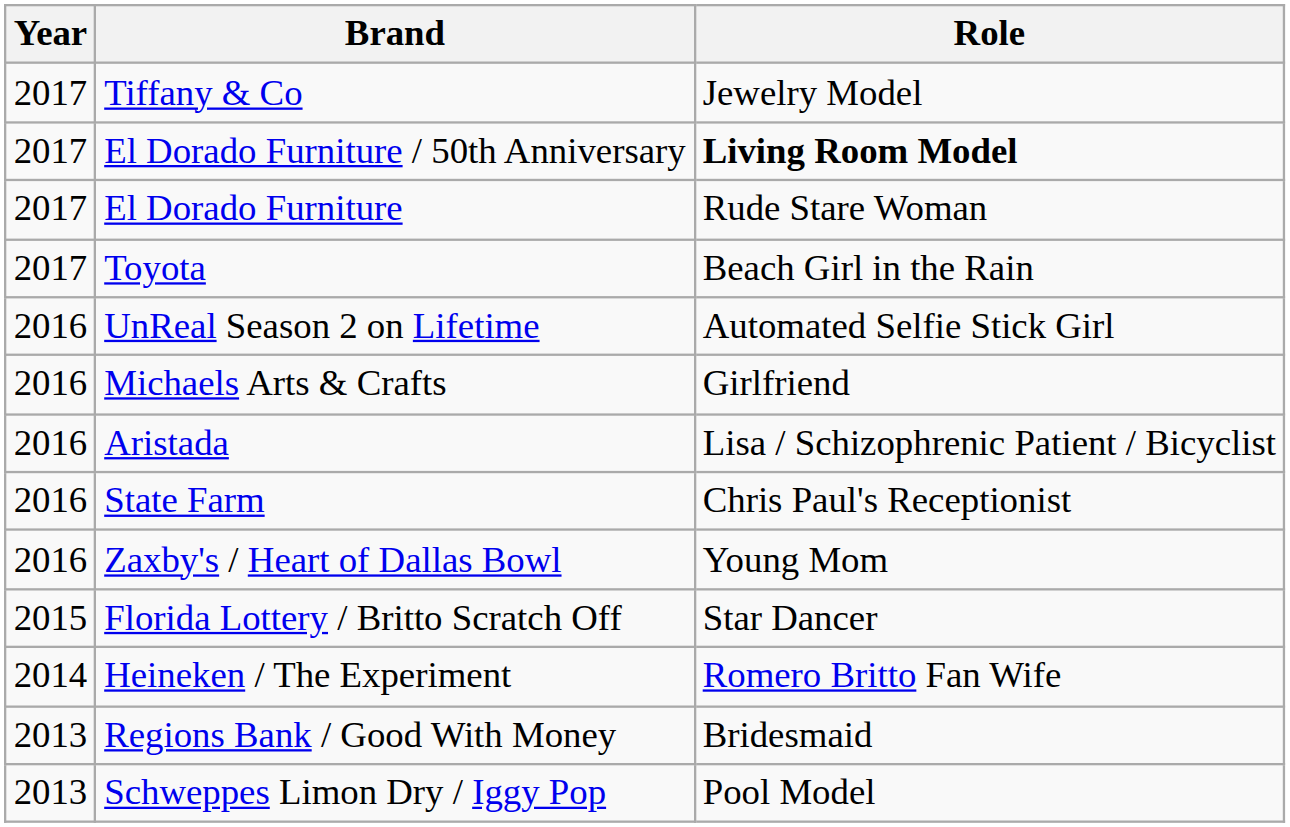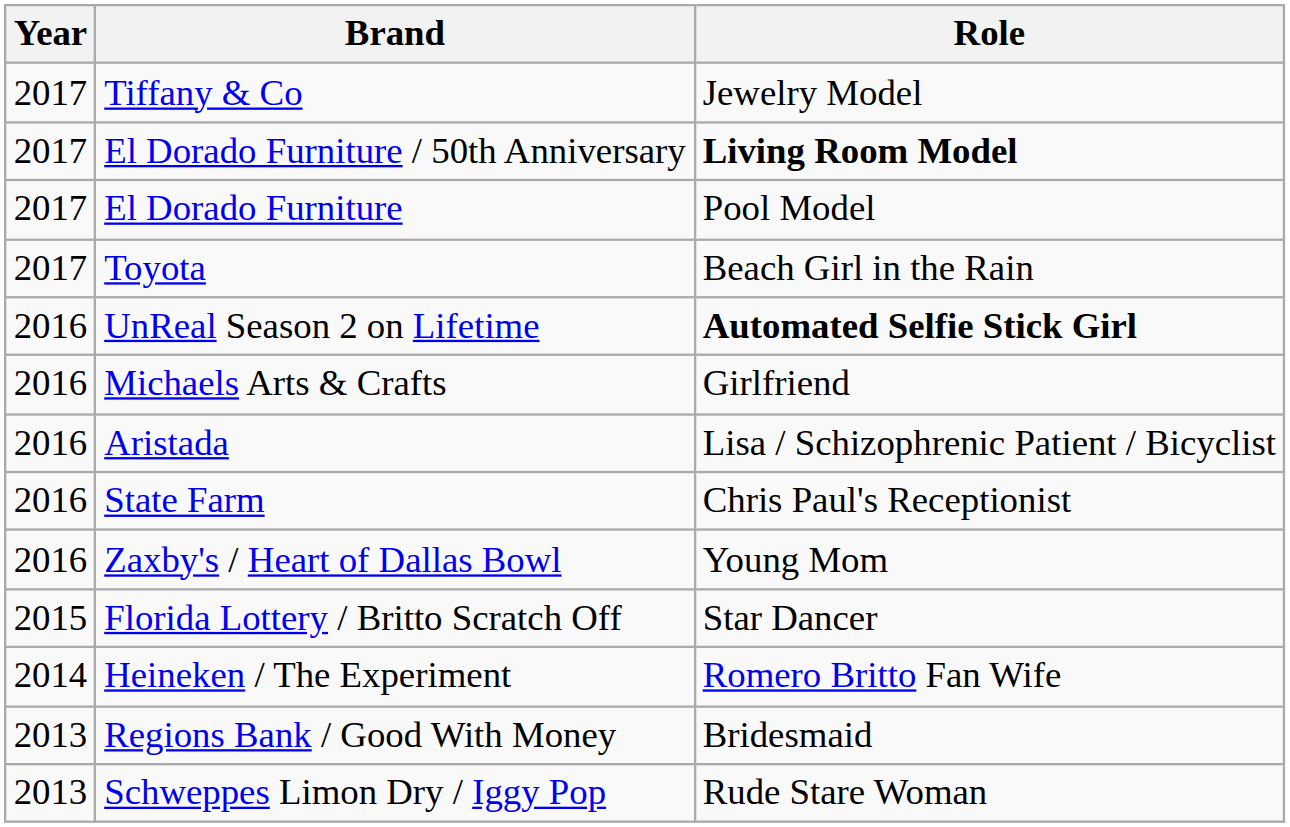(845, 208) Rude Stare Woman -> (789, 208) Pool Model
(909, 325) normal -> (920, 325) bold
(789, 792) Pool Model -> (845, 792) Rude Stare Woman
